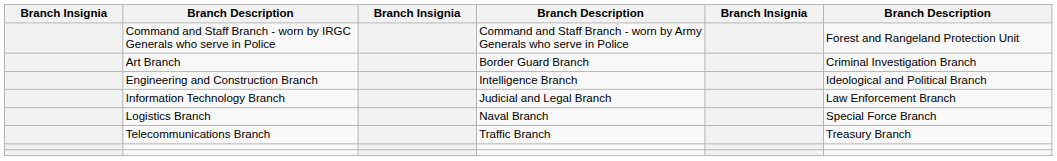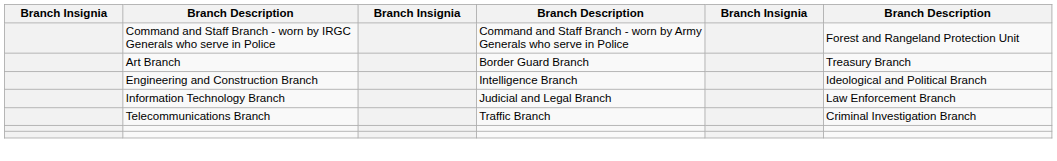(901, 62) Criminal Investigation Branch -> (869, 62) Treasury Branch
- row: (168, 116)
(869, 134) Treasury Branch -> (901, 116) Criminal Investigation Branch
